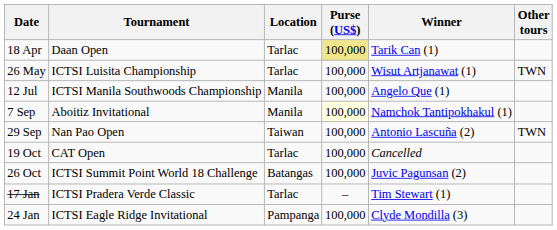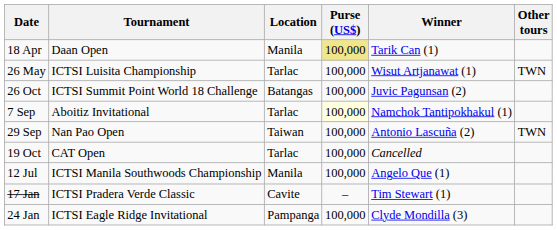(283, 50) Tarlac -> (285, 50) Manila
rows swapped: (22, 91) <-> (24, 173)
(285, 111) Manila -> (283, 111) Tarlac
(283, 194) Tarlac -> (284, 194) Cavite
